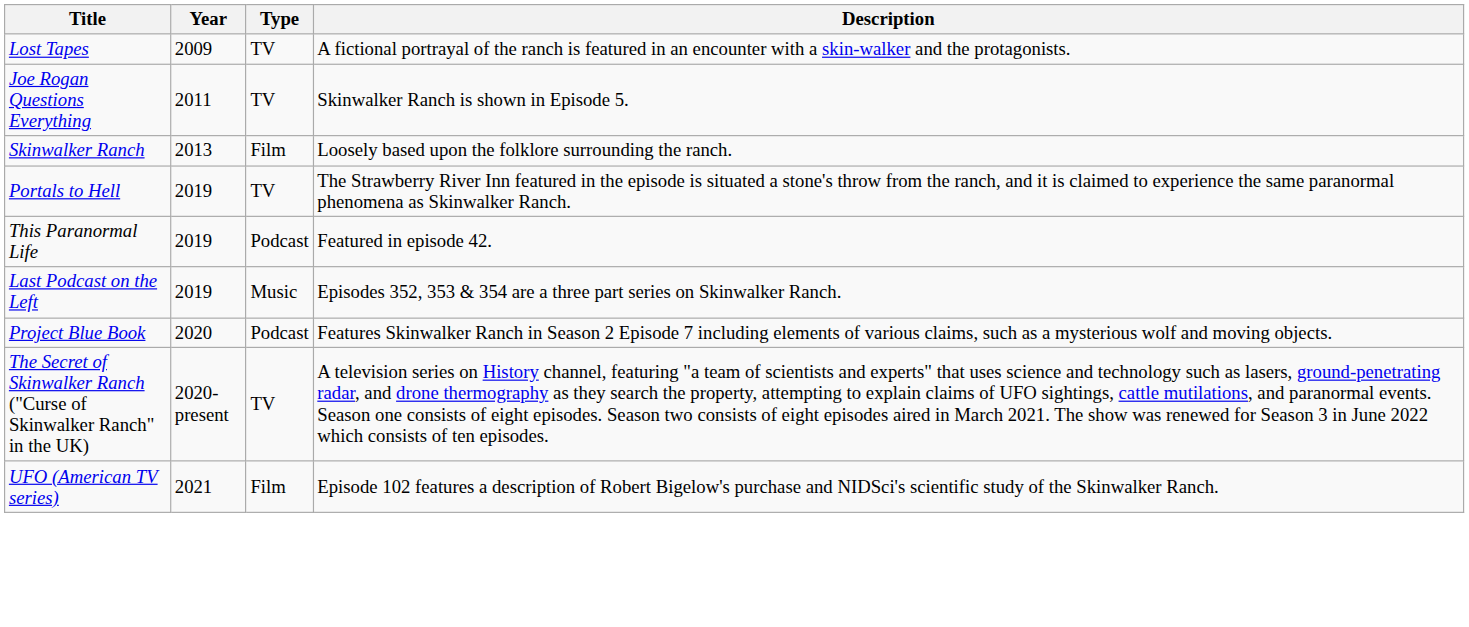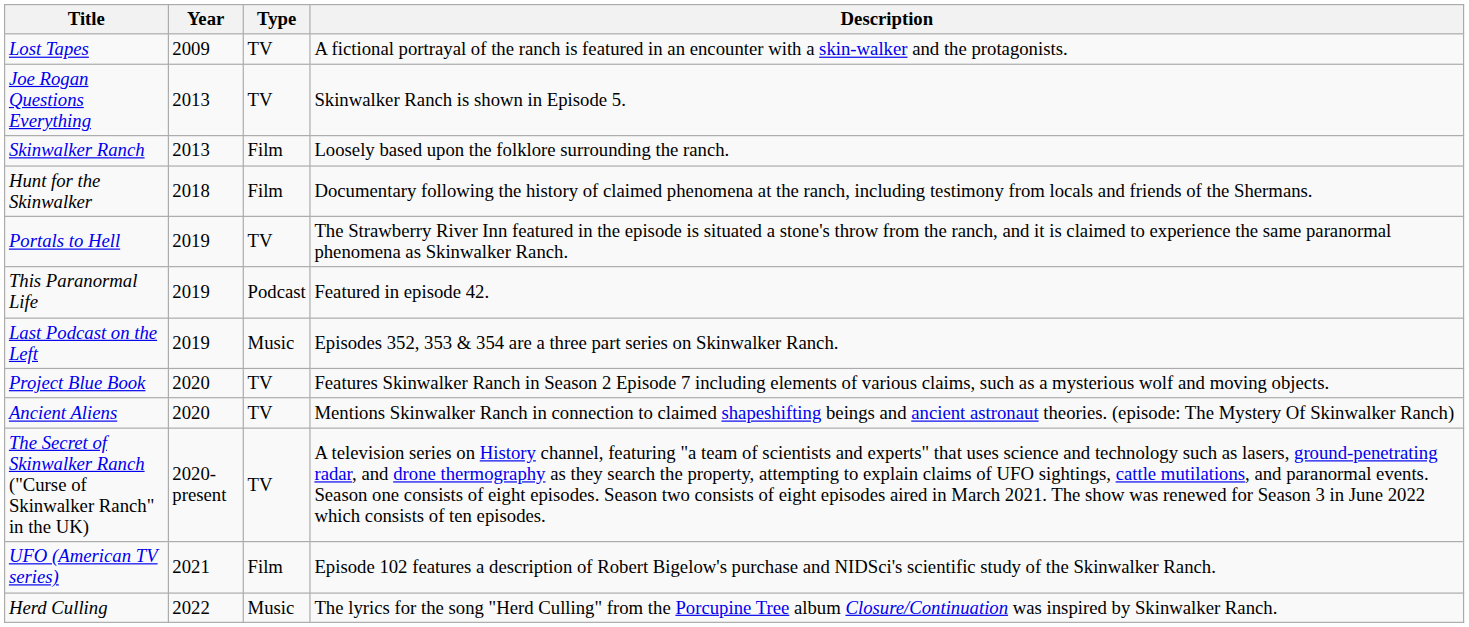(193, 99) 2011 -> (191, 99) 2013
+ row: (55, 190)
(280, 332) Podcast -> (260, 383) TV
+ row: (63, 412)
+ row: (58, 607)
